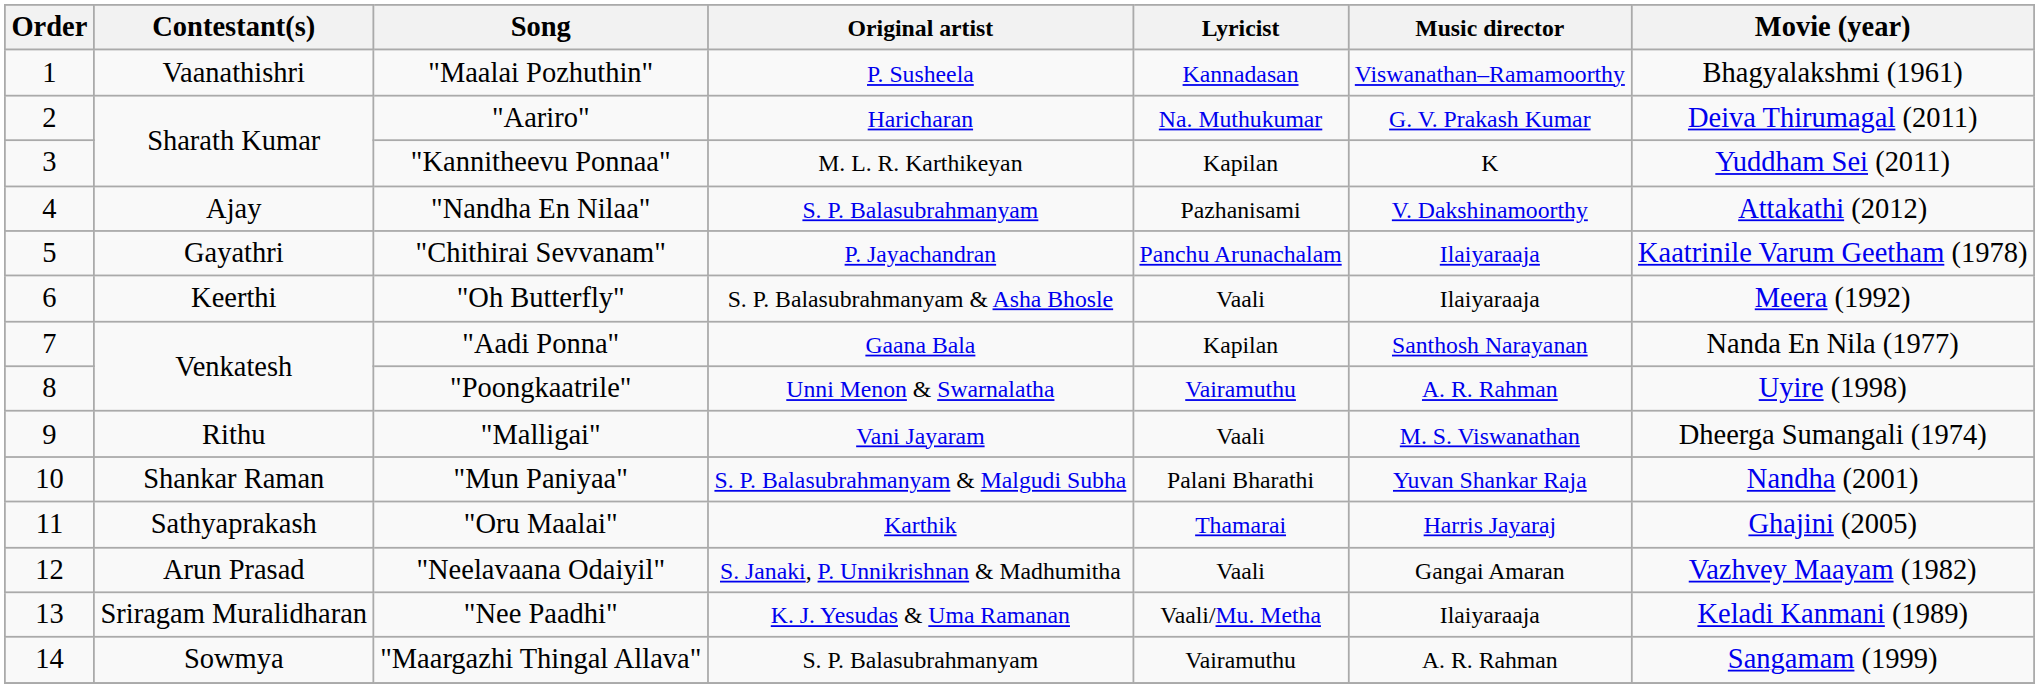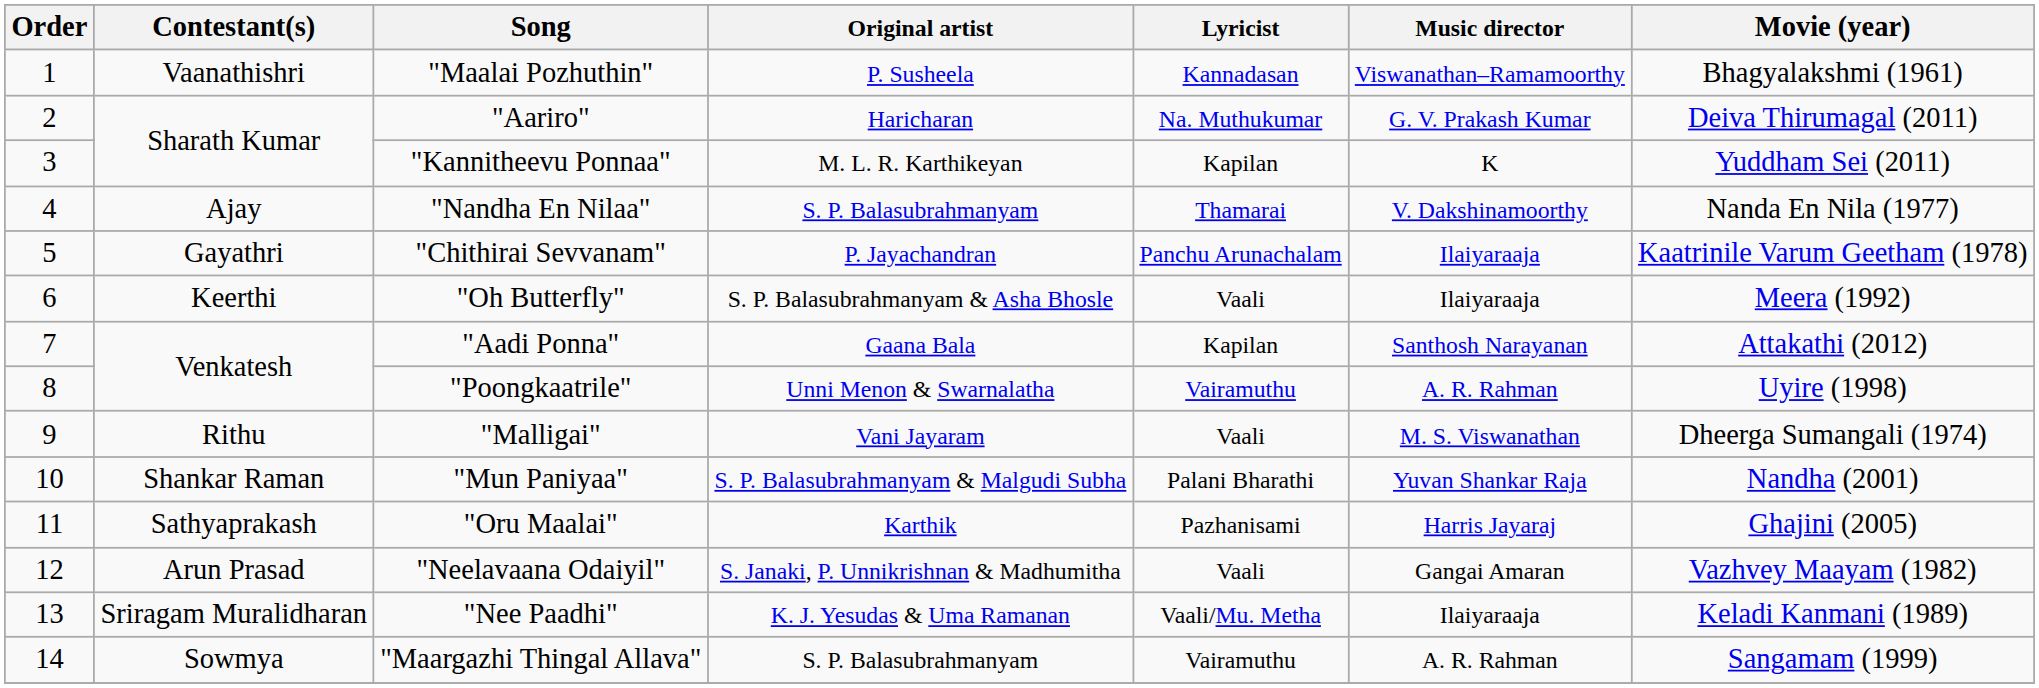(1241, 209) Pazhanisami -> (1241, 209) Thamarai
(1833, 207) Attakathi (2012) -> (1833, 207) Nanda En Nila (1977)
(1833, 343) Nanda En Nila (1977) -> (1833, 343) Attakathi (2012)
(1241, 525) Thamarai -> (1241, 525) Pazhanisami
